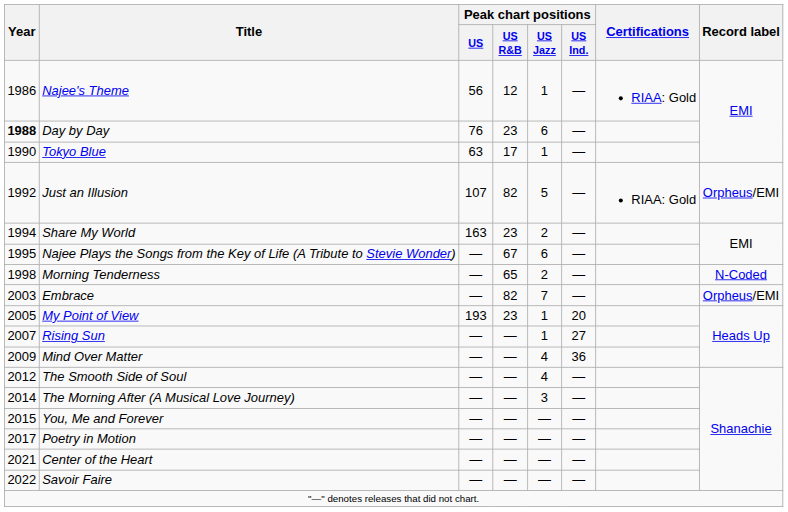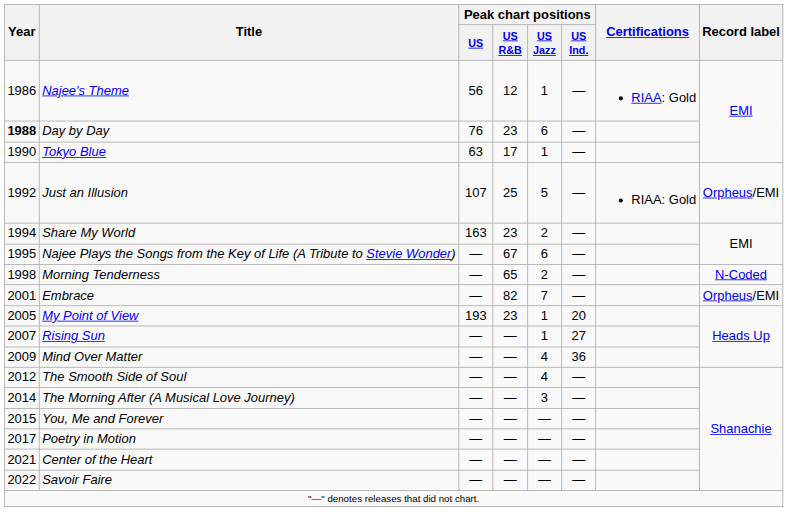(510, 192) 82 -> (510, 192) 25
(22, 295) 2003 -> (22, 295) 2001
